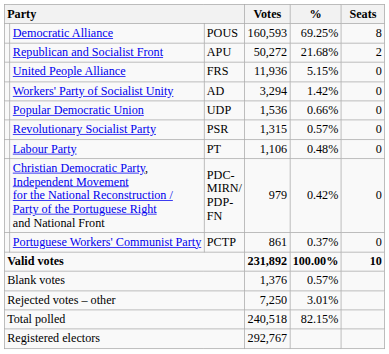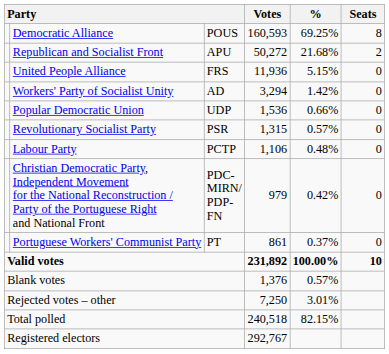(214, 149) PT -> (221, 149) PCTP
(221, 242) PCTP -> (214, 242) PT
